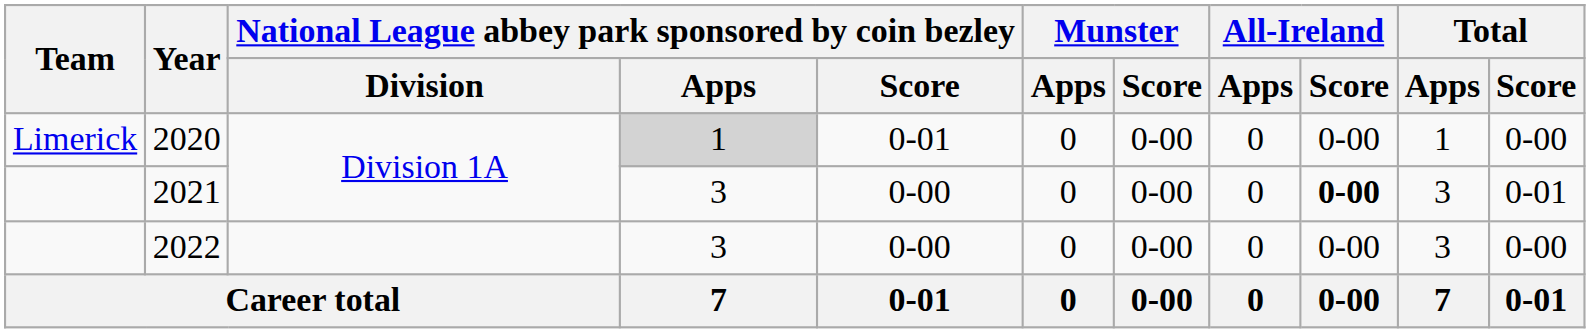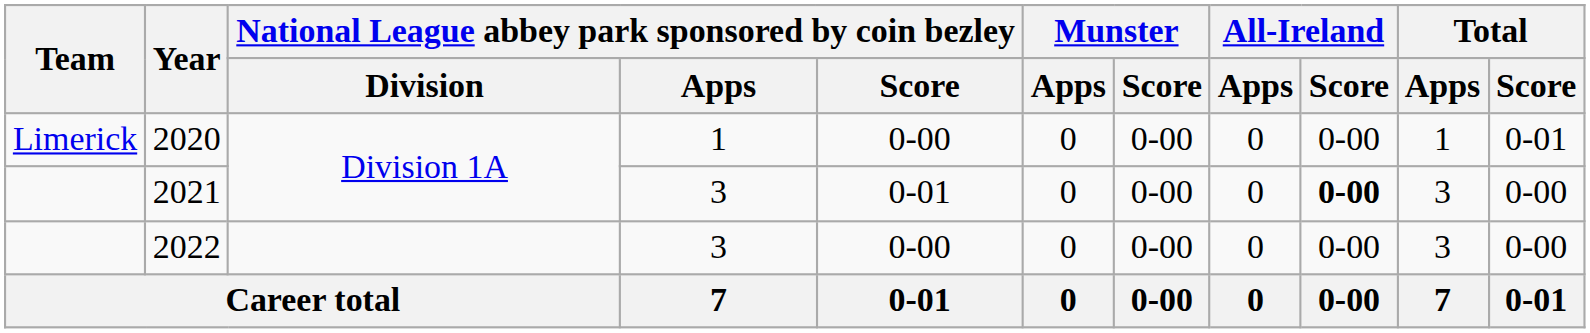(718, 138) lightgrey background -> (718, 138) no background
(920, 138) 0-01 -> (920, 138) 0-00
(1536, 138) 0-00 -> (1536, 138) 0-01
(920, 192) 0-00 -> (920, 192) 0-01
(1536, 192) 0-01 -> (1536, 192) 0-00
